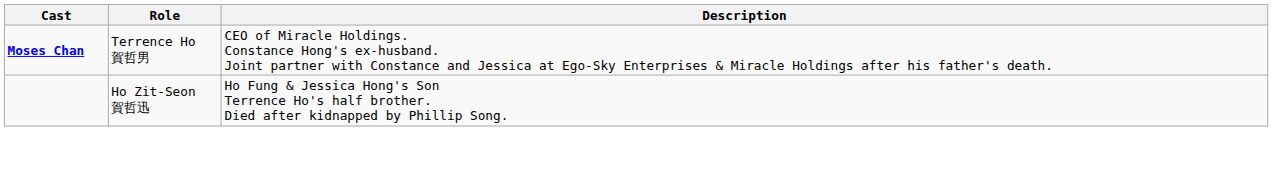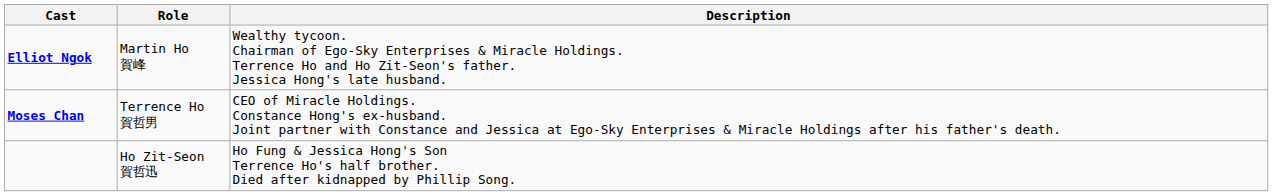+ row: (50, 58)
